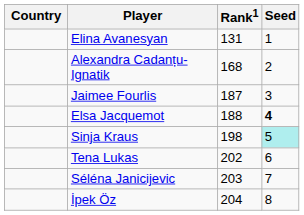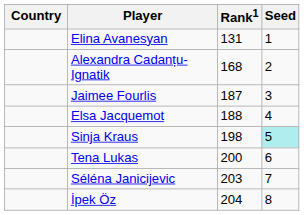(268, 116) bold -> (268, 116) normal
(231, 158) 202 -> (231, 158) 200
